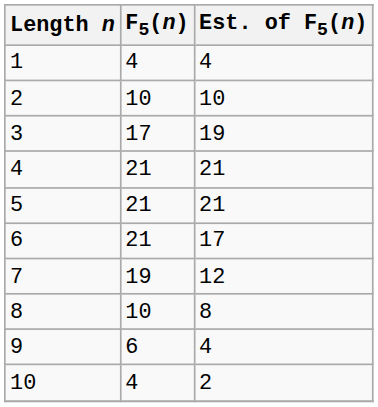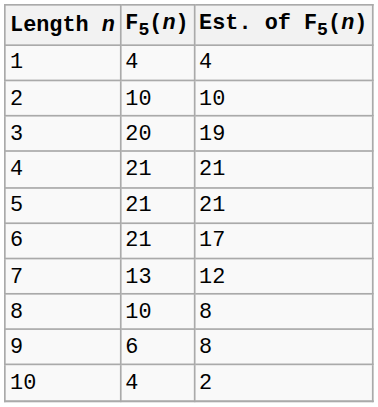(138, 134) 17 -> (138, 134) 20
(138, 276) 19 -> (138, 276) 13
(206, 347) 4 -> (206, 347) 8
